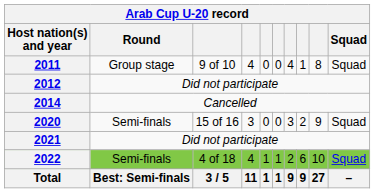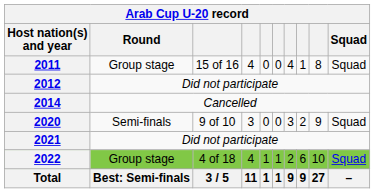(217, 65) 9 of 10 -> (217, 65) 15 of 16
(217, 122) 15 of 16 -> (217, 122) 9 of 10
(142, 160) Semi-finals -> (142, 160) Group stage
